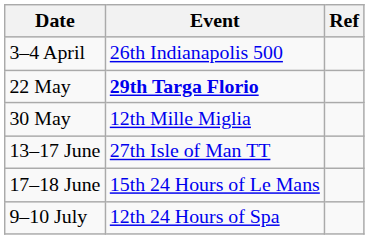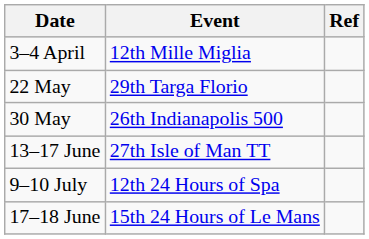(196, 53) 26th Indianapolis 500 -> (180, 53) 12th Mille Miglia
(184, 85) bold -> (179, 85) normal
(180, 118) 12th Mille Miglia -> (196, 118) 26th Indianapolis 500
rows swapped: (55, 184) <-> (48, 217)
